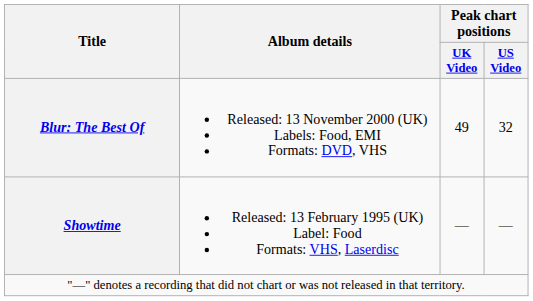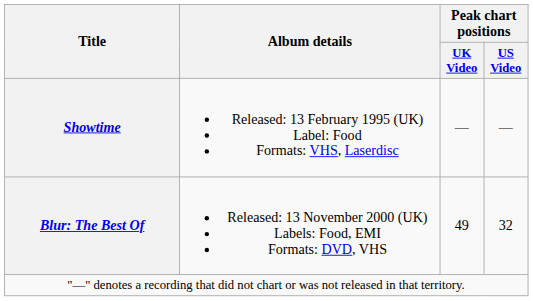rows swapped: (92, 225) <-> (92, 127)
